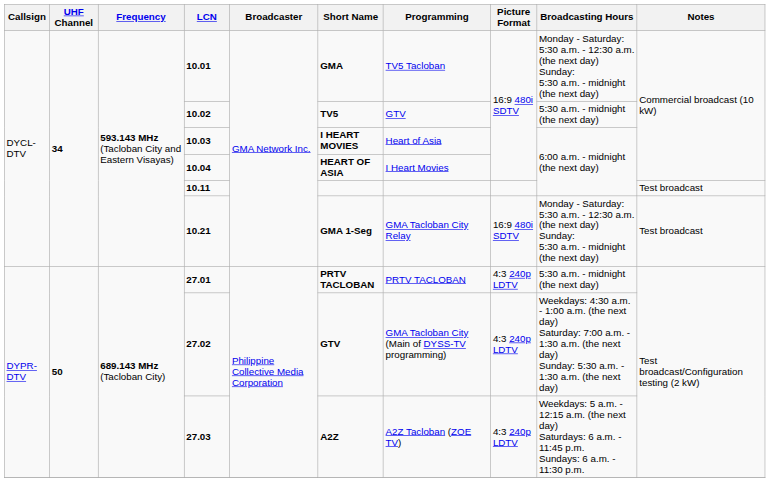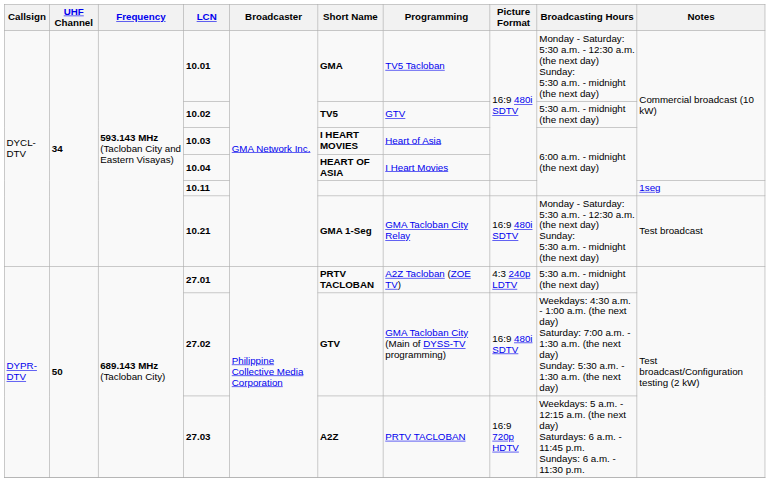(671, 188) Test broadcast -> (650, 188) 1seg
(426, 279) PRTV TACLOBAN -> (428, 279) A2Z Tacloban (ZOE TV)
(512, 344) 4:3 240p LDTV -> (512, 344) 16:9 480i SDTV
(428, 437) A2Z Tacloban (ZOE TV) -> (425, 437) PRTV TACLOBAN
(512, 437) 4:3 240p LDTV -> (506, 437) 16:9 720p HDTV
